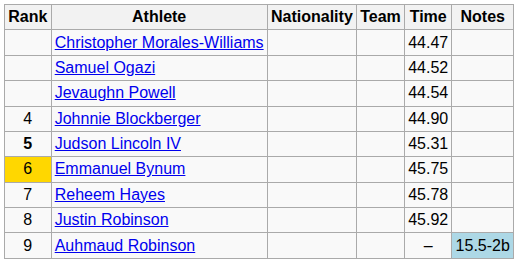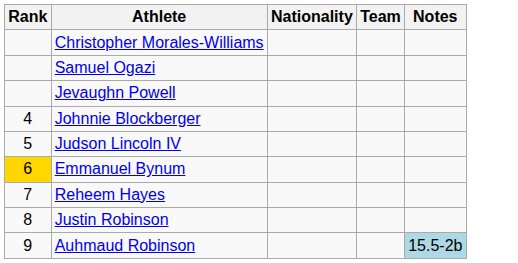- column: (428, 17)
(28, 144) bold -> (28, 144) normal
